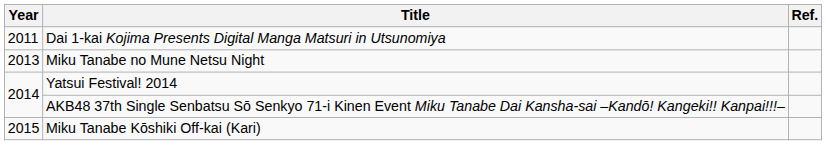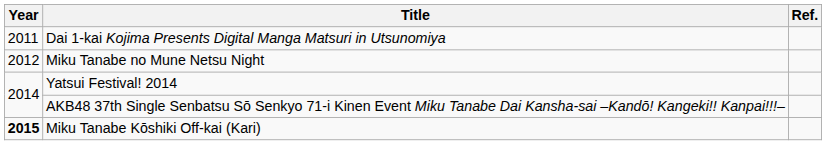(24, 60) 2013 -> (24, 60) 2012
(24, 128) normal -> (24, 128) bold
